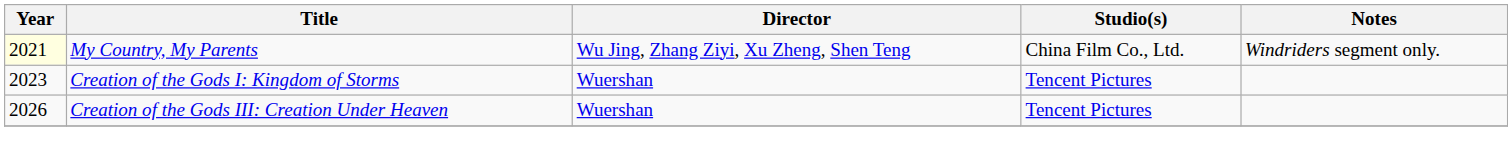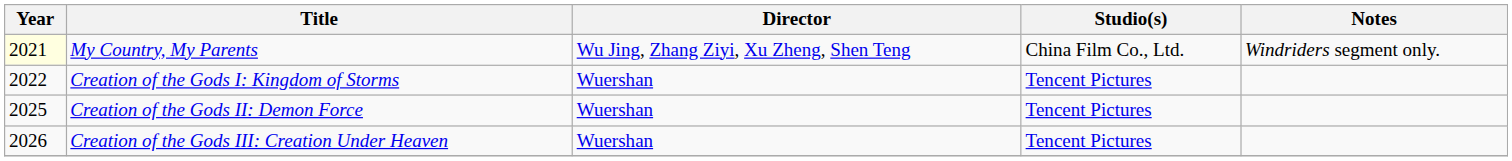(28, 79) 2023 -> (28, 79) 2022
+ row: (217, 110)
